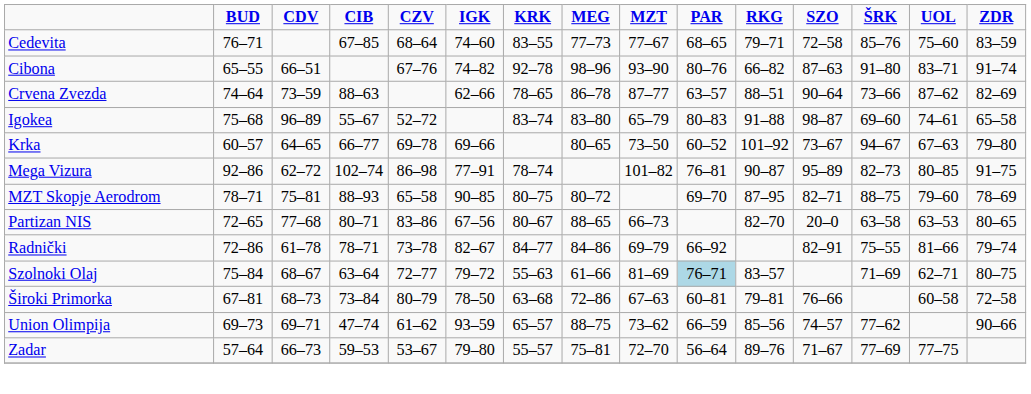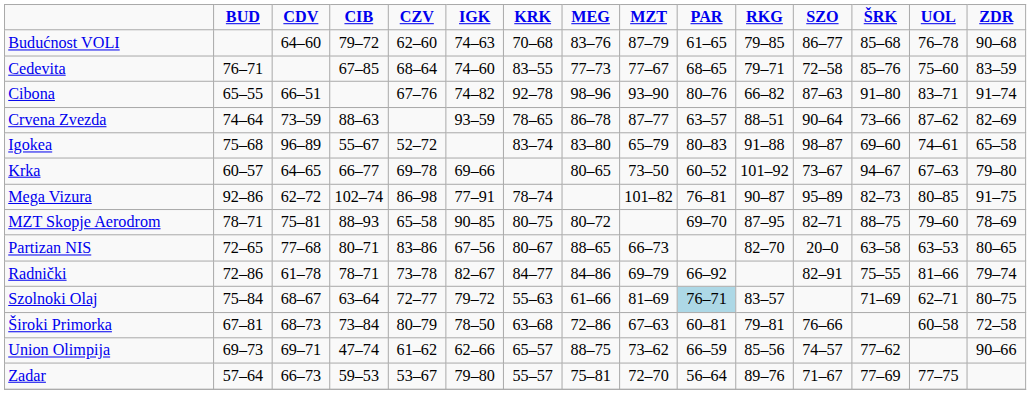+ row: (64, 42)
(475, 94) 62–66 -> (475, 119) 93–59
(475, 324) 93–59 -> (475, 350) 62–66
